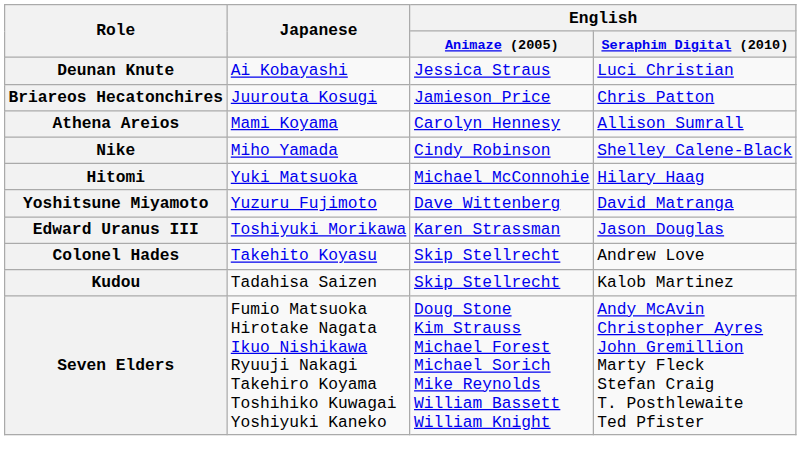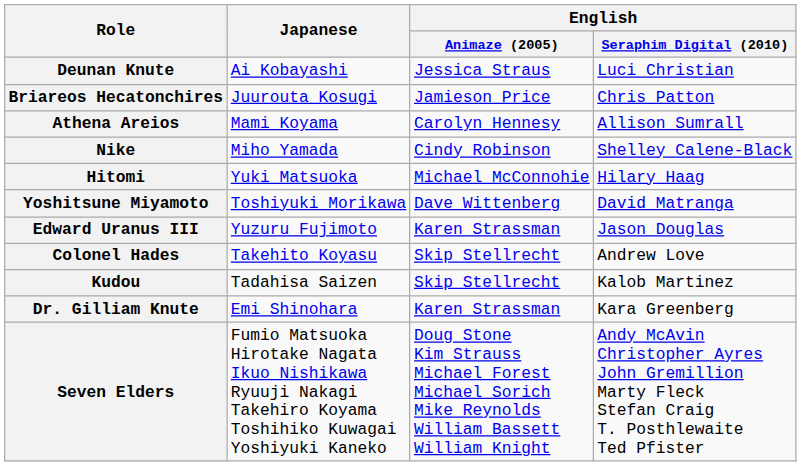(304, 203) Yuzuru Fujimoto -> (319, 203) Toshiyuki Morikawa
(319, 230) Toshiyuki Morikawa -> (304, 230) Yuzuru Fujimoto
+ row: (116, 309)
